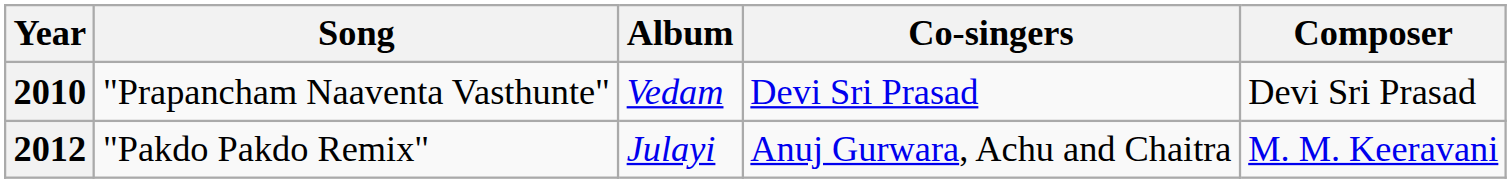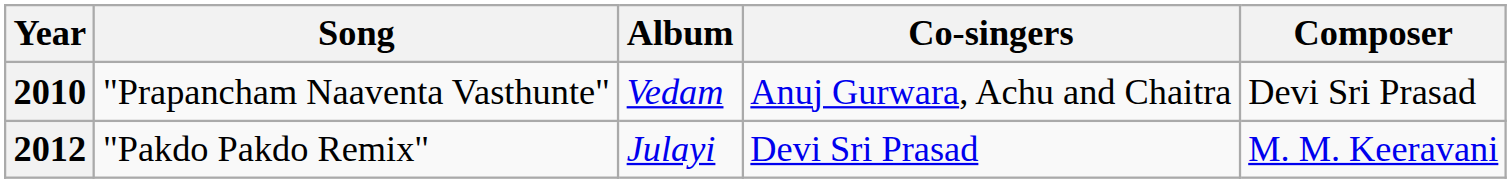(864, 90) Devi Sri Prasad -> (991, 90) Anuj Gurwara, Achu and Chaitra
(991, 148) Anuj Gurwara, Achu and Chaitra -> (864, 148) Devi Sri Prasad
